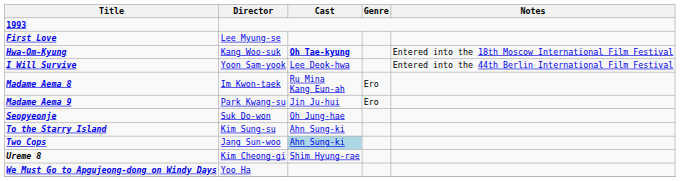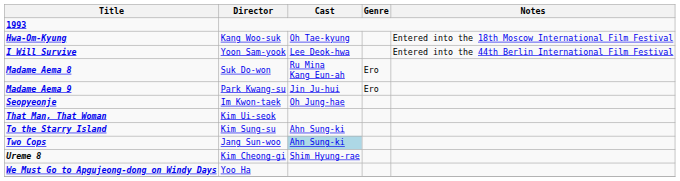- row: (31, 38)
(320, 52) bold -> (320, 38) normal
(251, 84) Im Kwon-taek -> (246, 70) Suk Do-won
(246, 116) Suk Do-won -> (251, 102) Im Kwon-taek
+ row: (56, 116)
